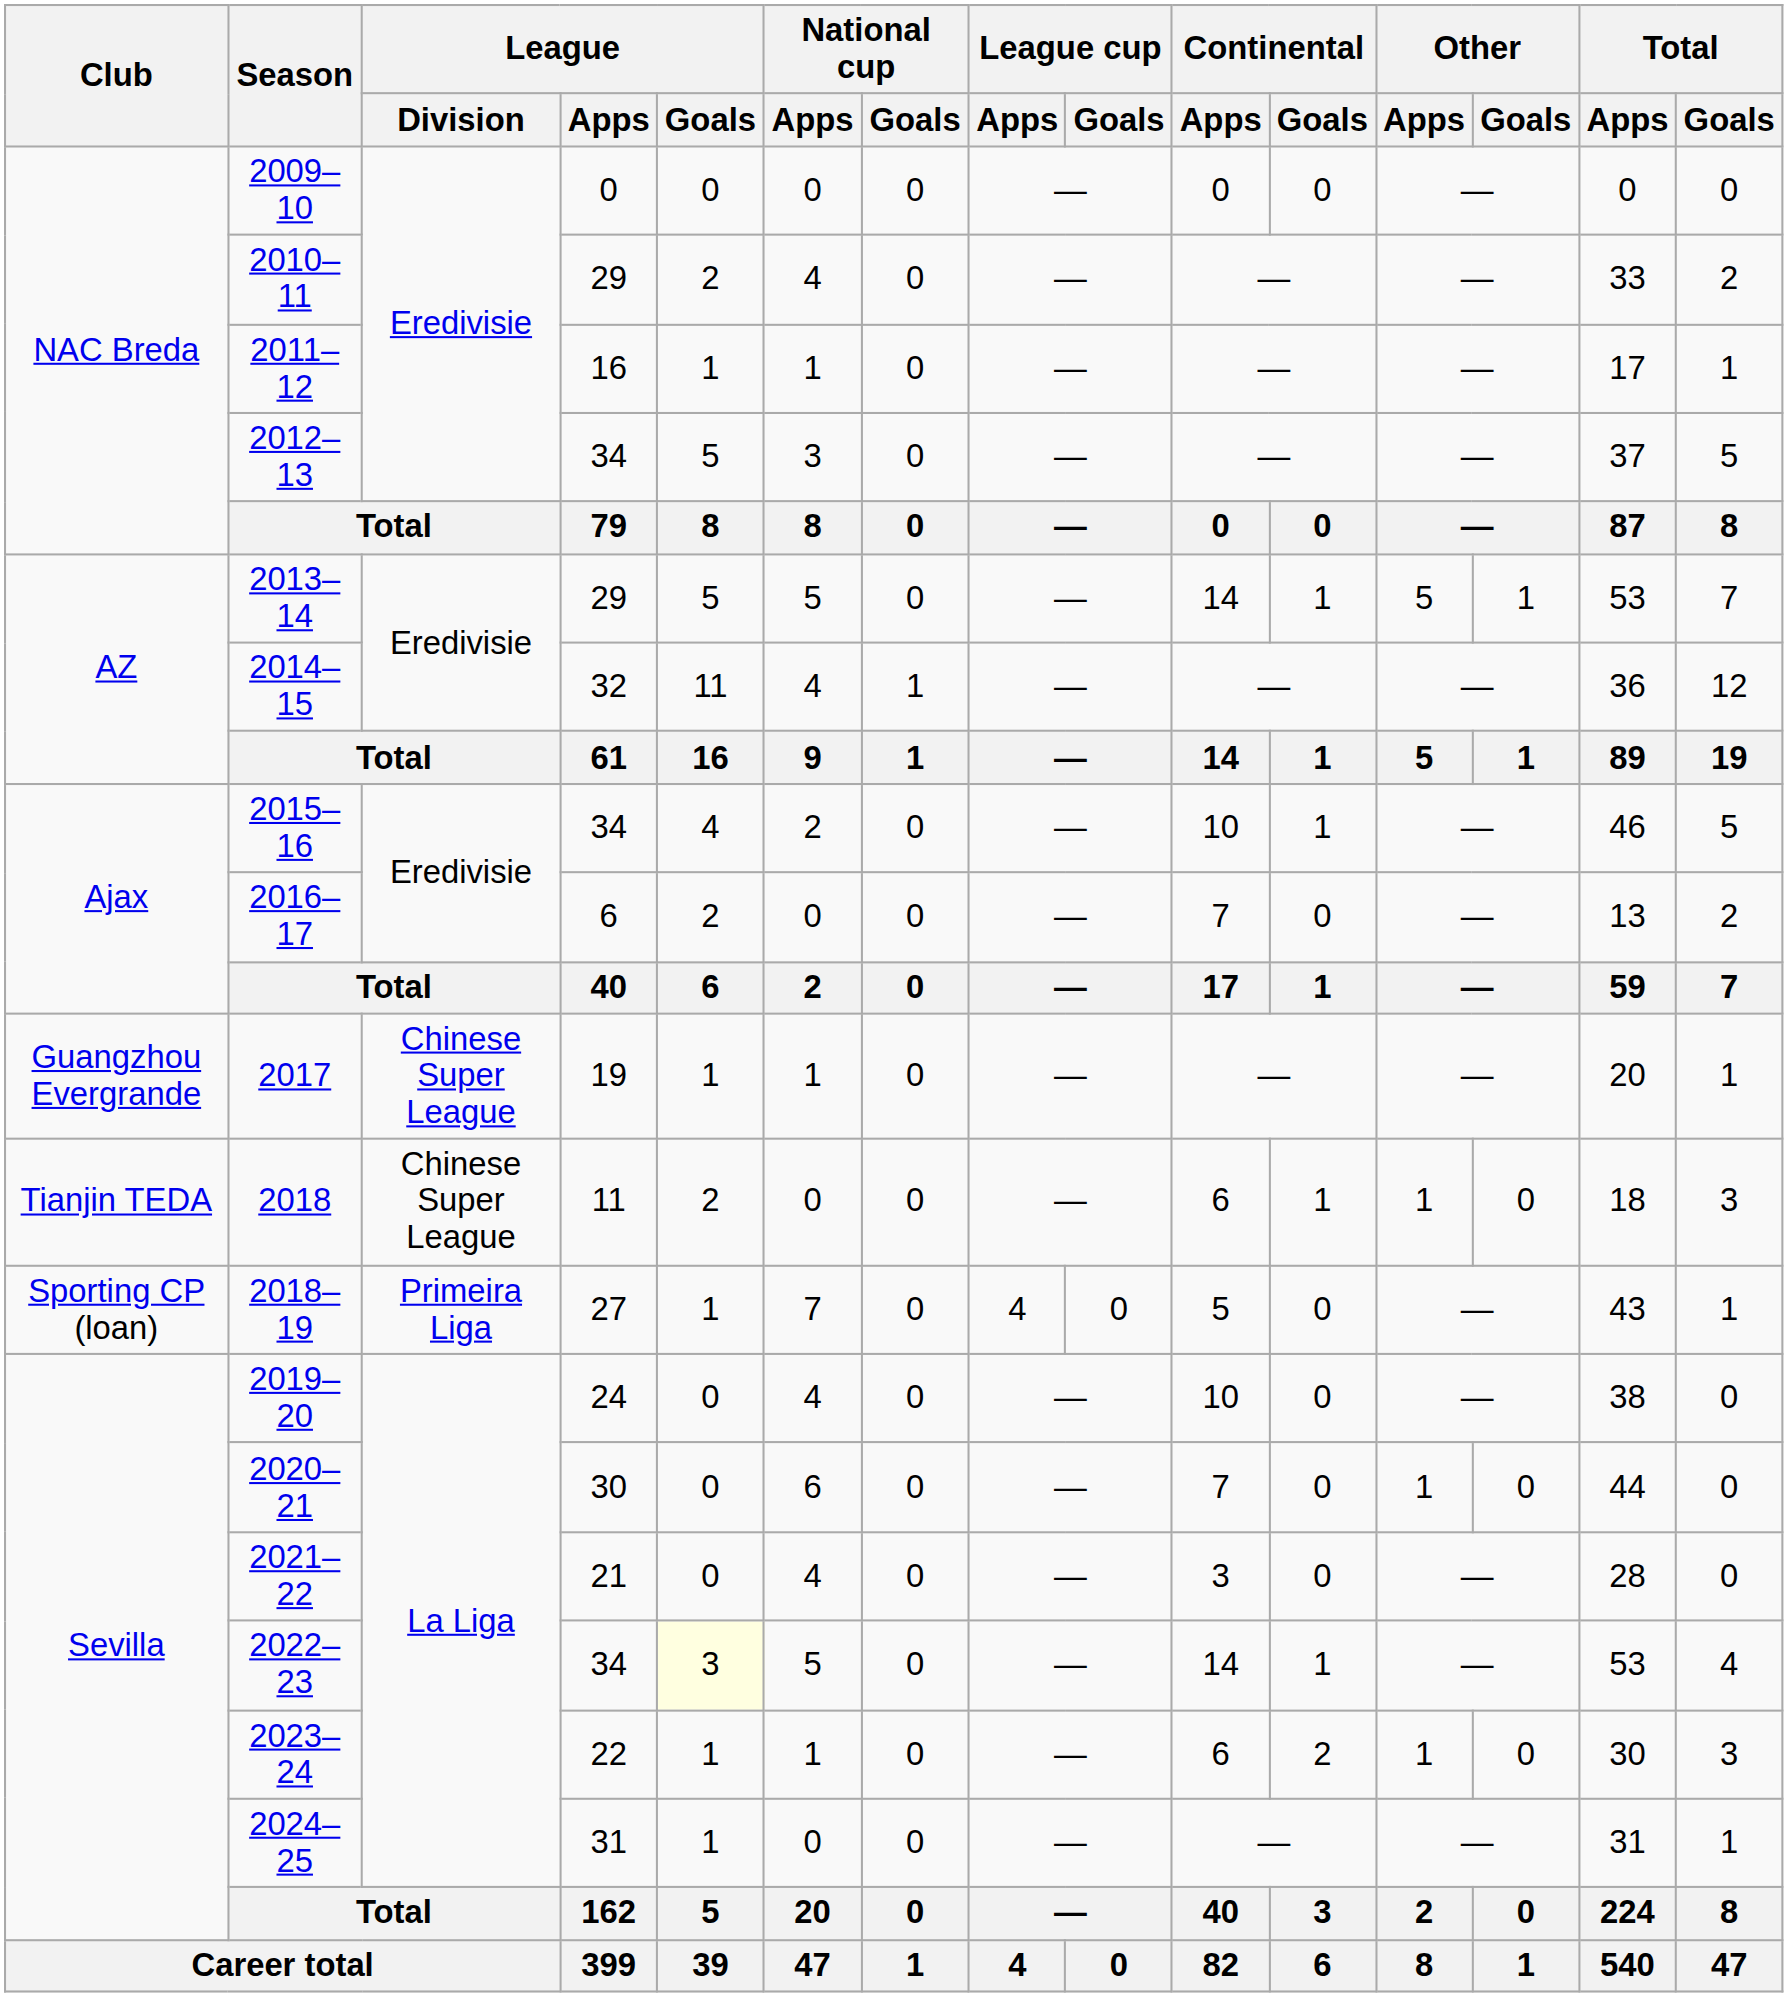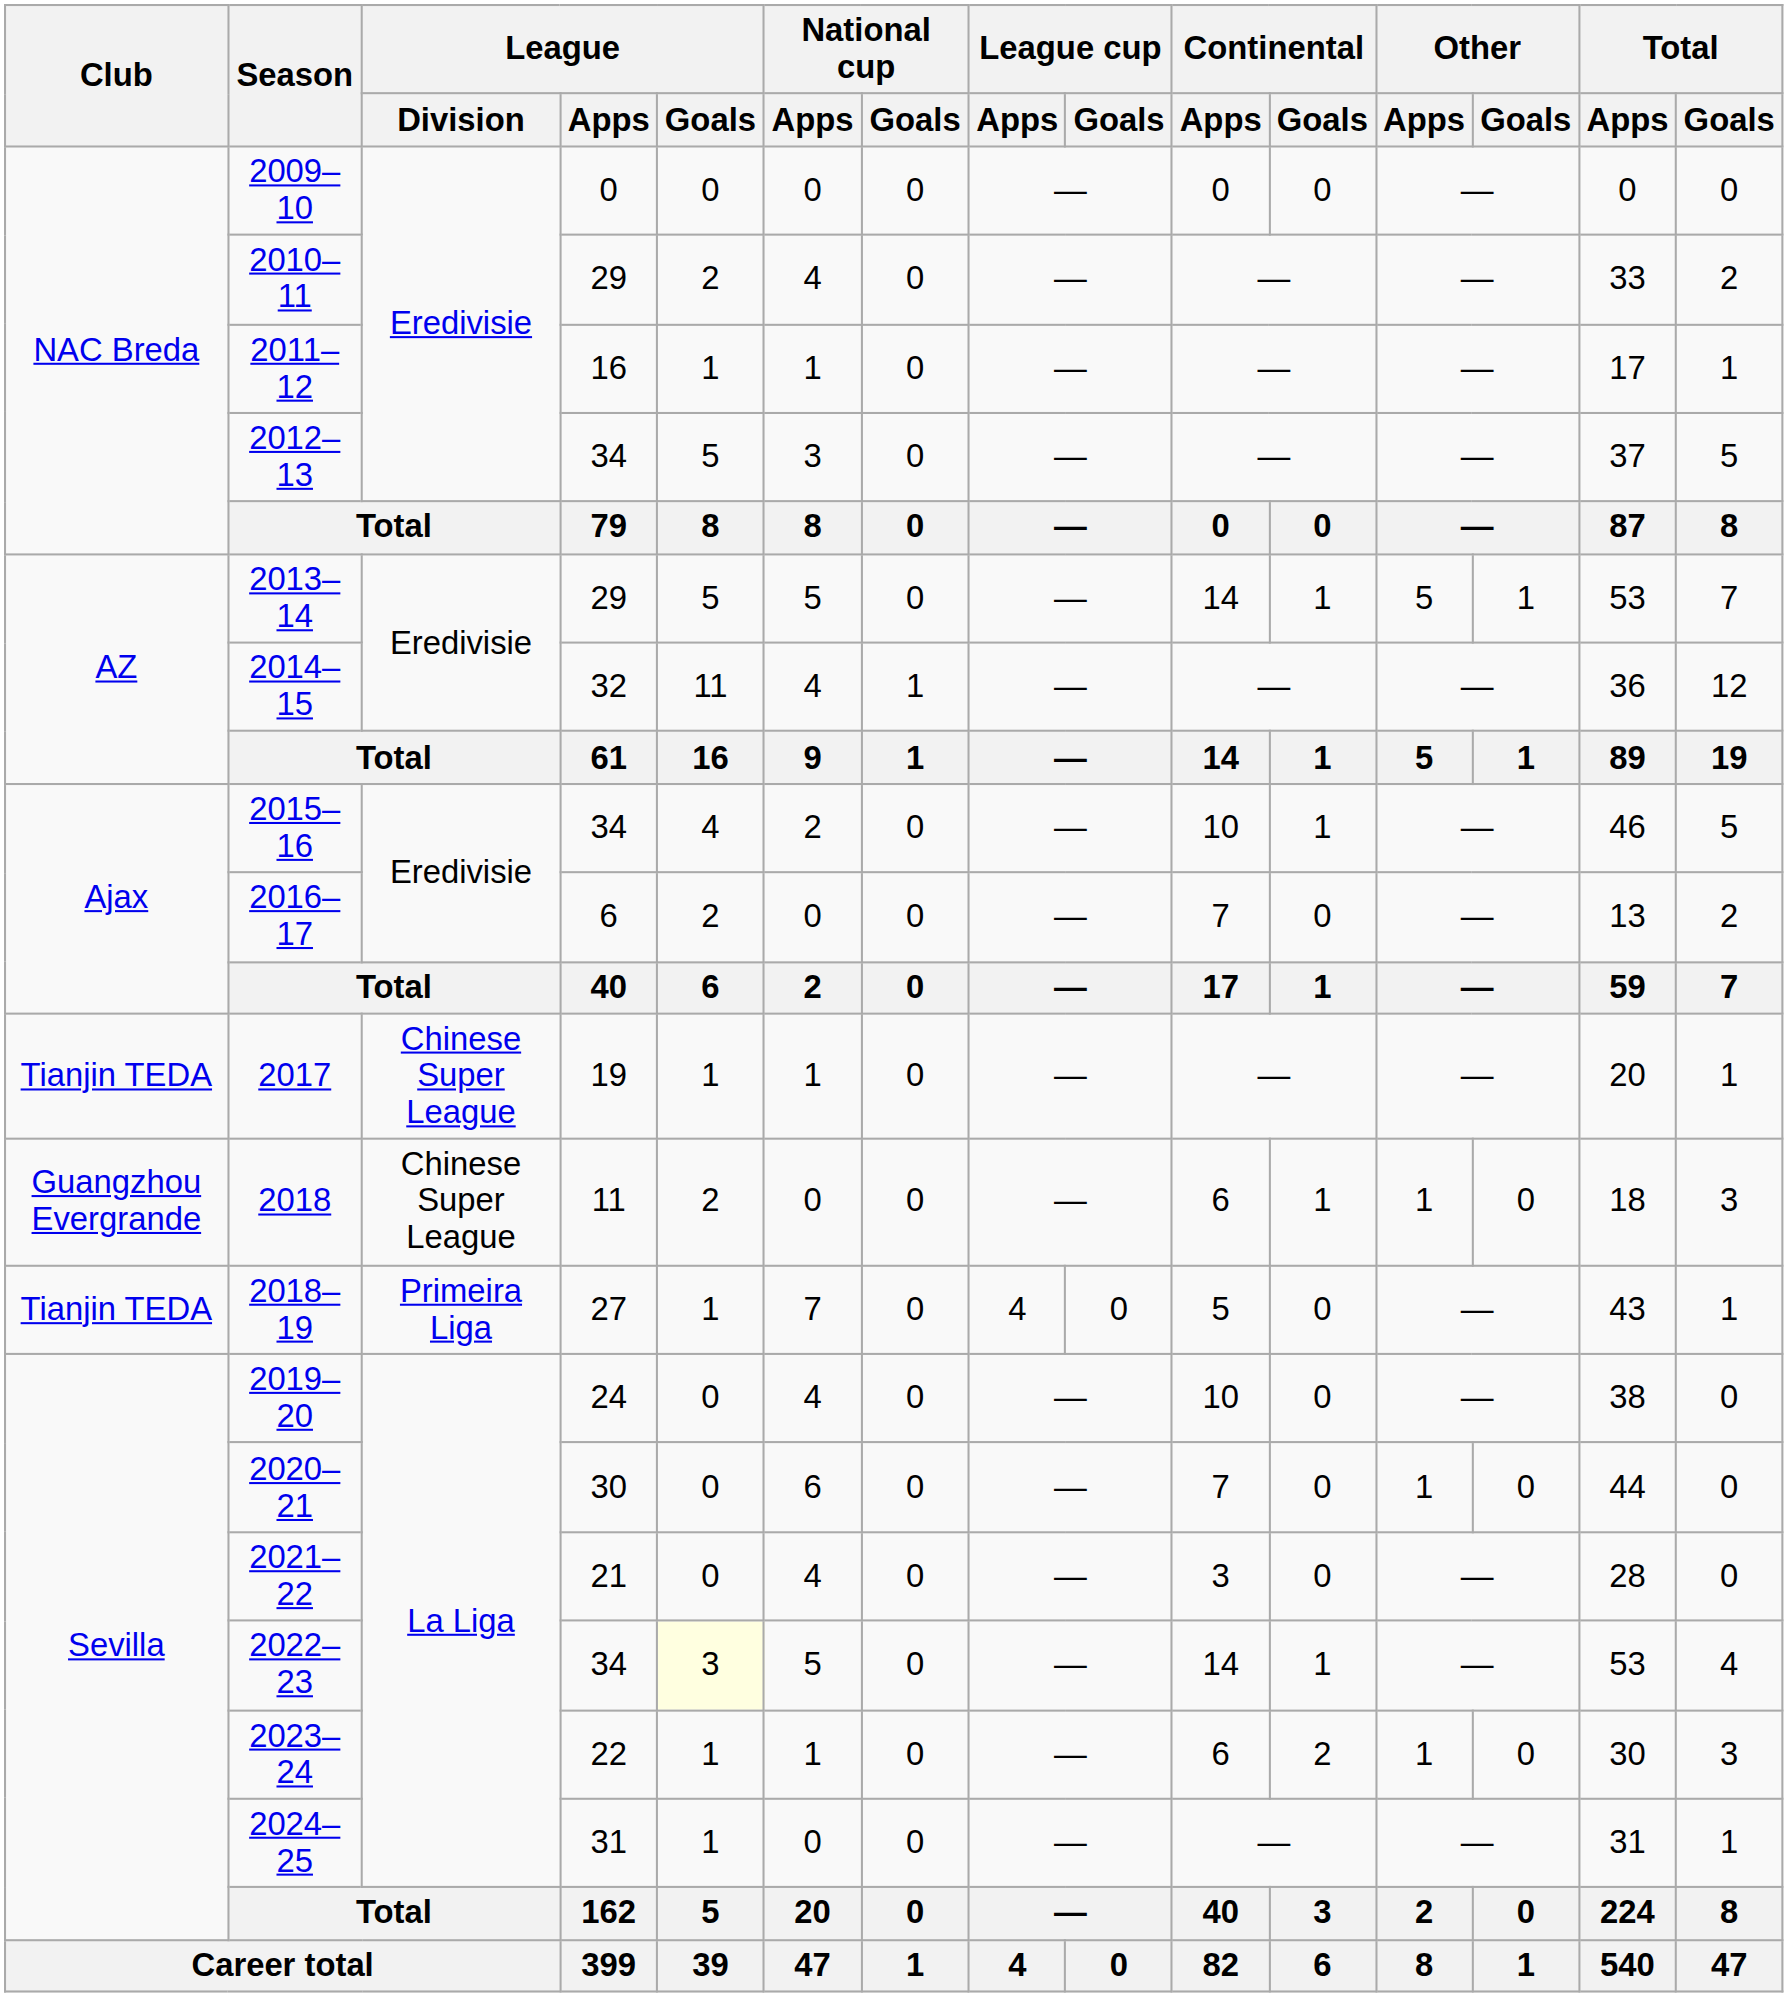(116, 1075) Guangzhou Evergrande -> (116, 1075) Tianjin TEDA
(116, 1201) Tianjin TEDA -> (116, 1201) Guangzhou Evergrande
(116, 1308) Sporting CP (loan) -> (116, 1308) Tianjin TEDA
